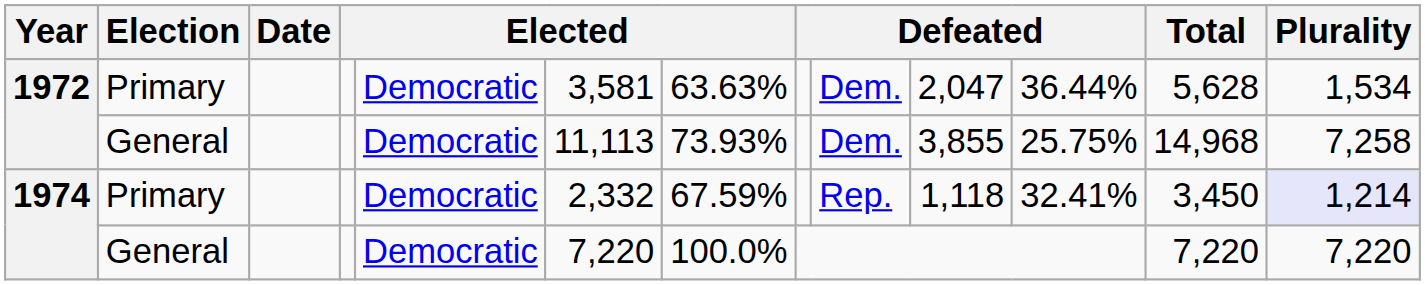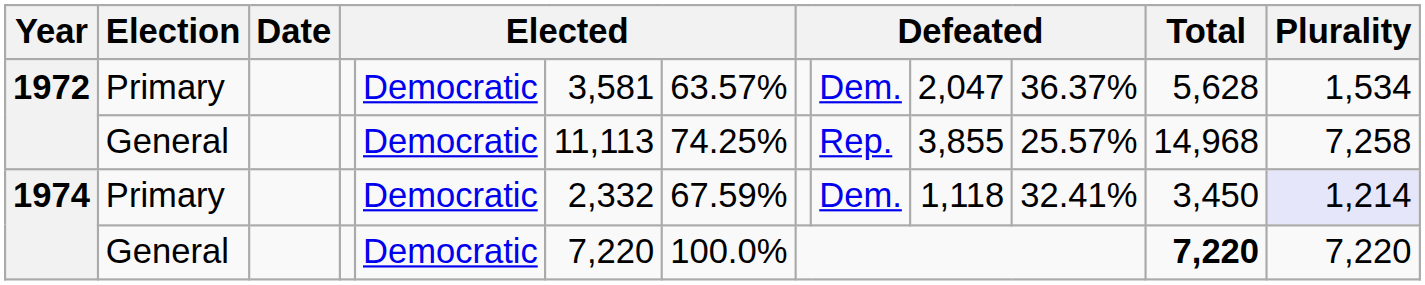(729, 86) 63.63% -> (729, 86) 63.57%
(1079, 86) 36.44% -> (1079, 86) 36.37%
(729, 141) 73.93% -> (729, 141) 74.25%
(861, 141) Dem. -> (856, 141) Rep.
(1079, 141) 25.75% -> (1079, 141) 25.57%
(856, 196) Rep. -> (861, 196) Dem.
(1216, 251) normal -> (1216, 251) bold
